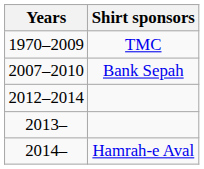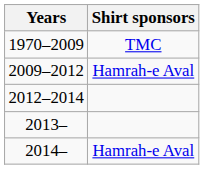- row: (46, 71)
+ row: (46, 71)
